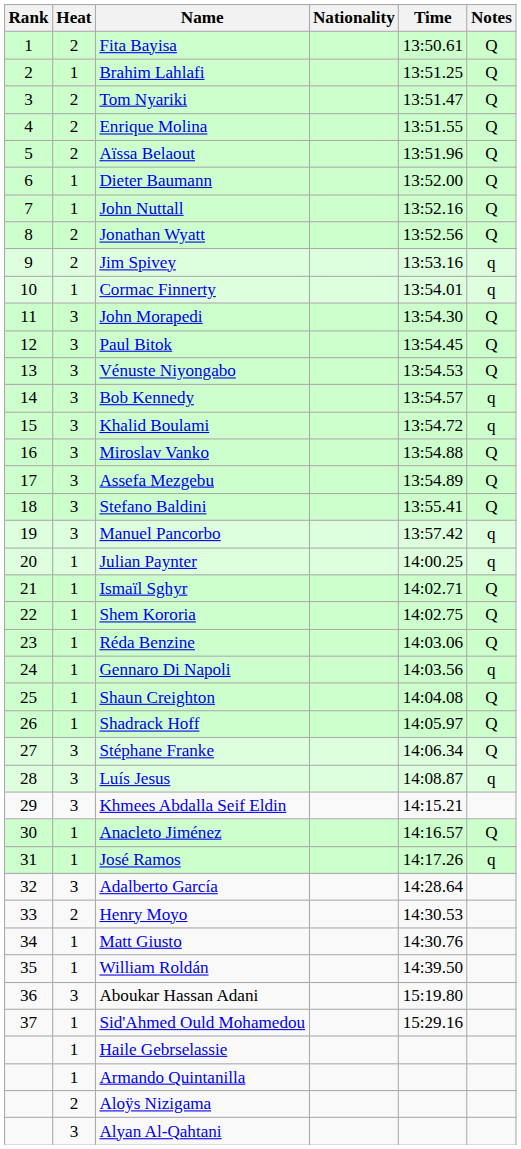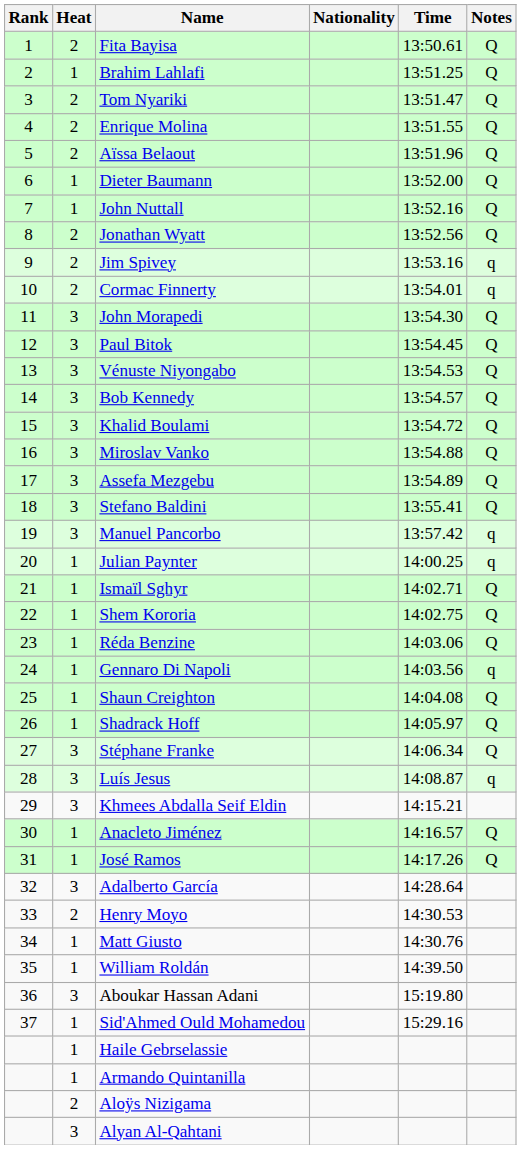(74, 289) 1 -> (74, 289) 2
(491, 398) q -> (491, 398) Q
(491, 425) q -> (491, 425) Q
(491, 859) q -> (491, 859) Q
